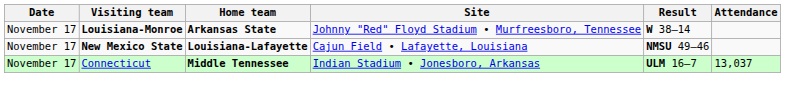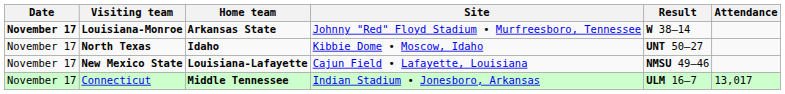(42, 30) normal -> (42, 30) bold
+ row: (116, 47)
(733, 64) 13,037 -> (733, 81) 13,017
